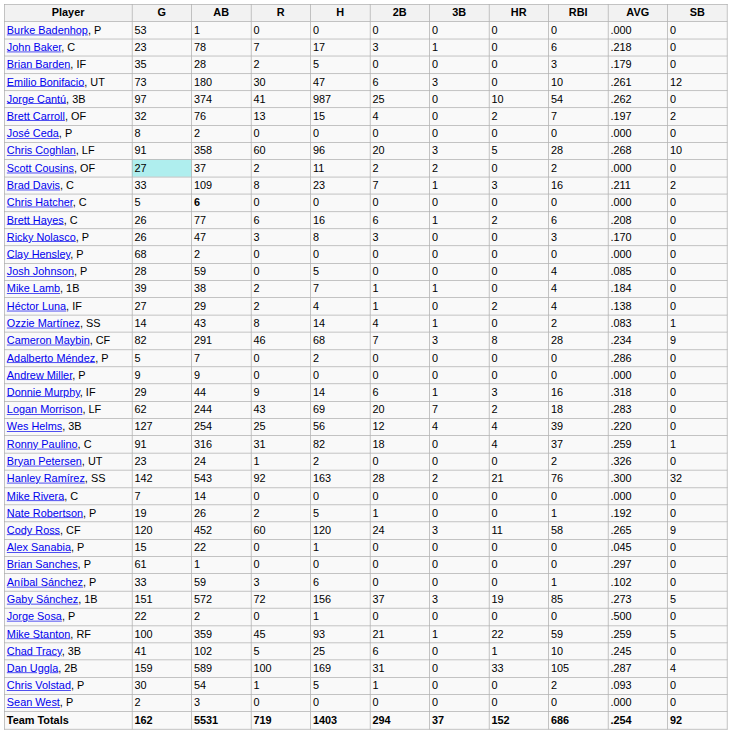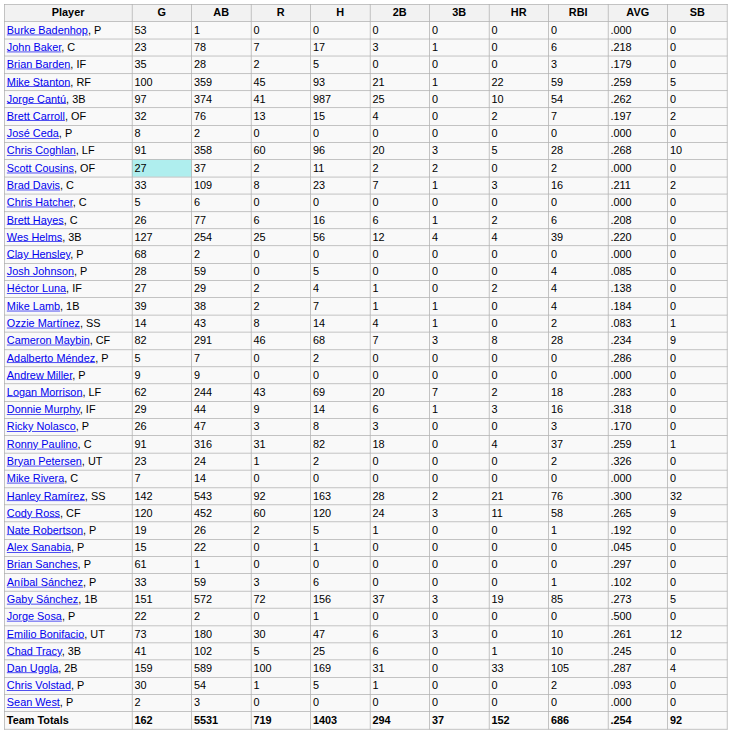rows swapped: (56, 82) <-> (49, 634)
(197, 202) bold -> (197, 202) normal
rows swapped: (44, 427) <-> (48, 237)
rows swapped: (43, 289) <-> (44, 306)
rows swapped: (54, 409) <-> (51, 392)
rows swapped: (56, 479) <-> (43, 496)
rows swapped: (52, 513) <-> (44, 530)
